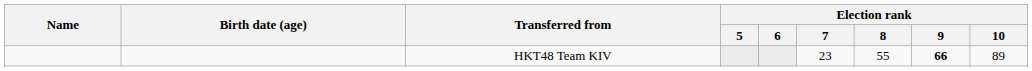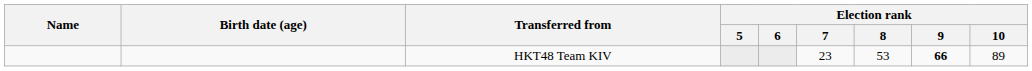(883, 55) 55 -> (883, 55) 53
